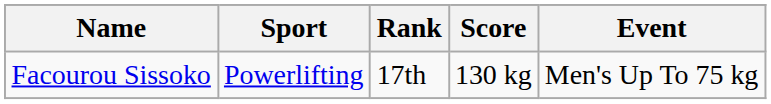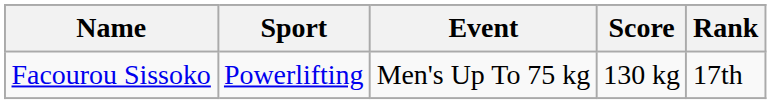columns swapped: (652, 27) <-> (409, 27)
